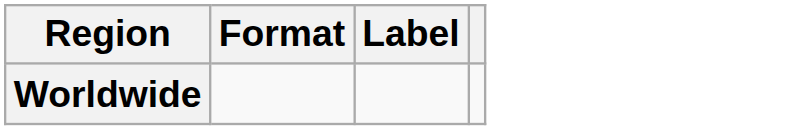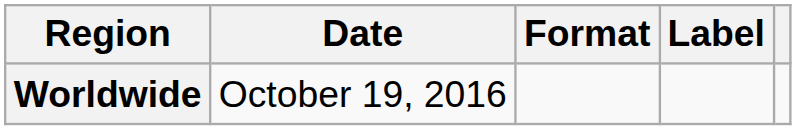+ column: (363, 34)
